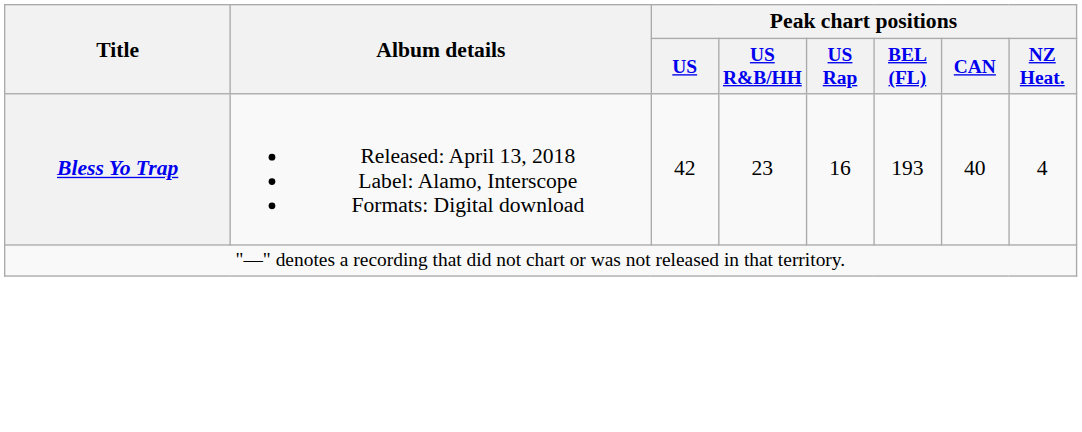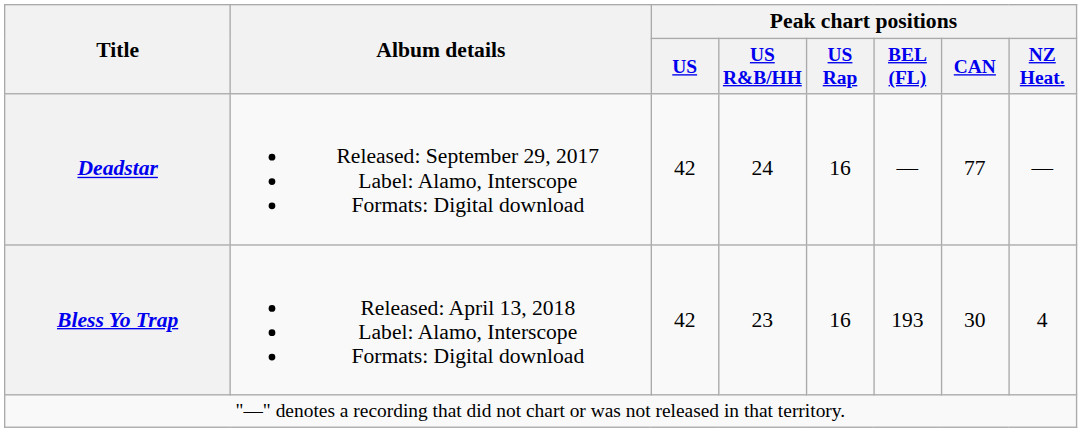+ row: (118, 168)
(975, 168) 40 -> (975, 319) 30
